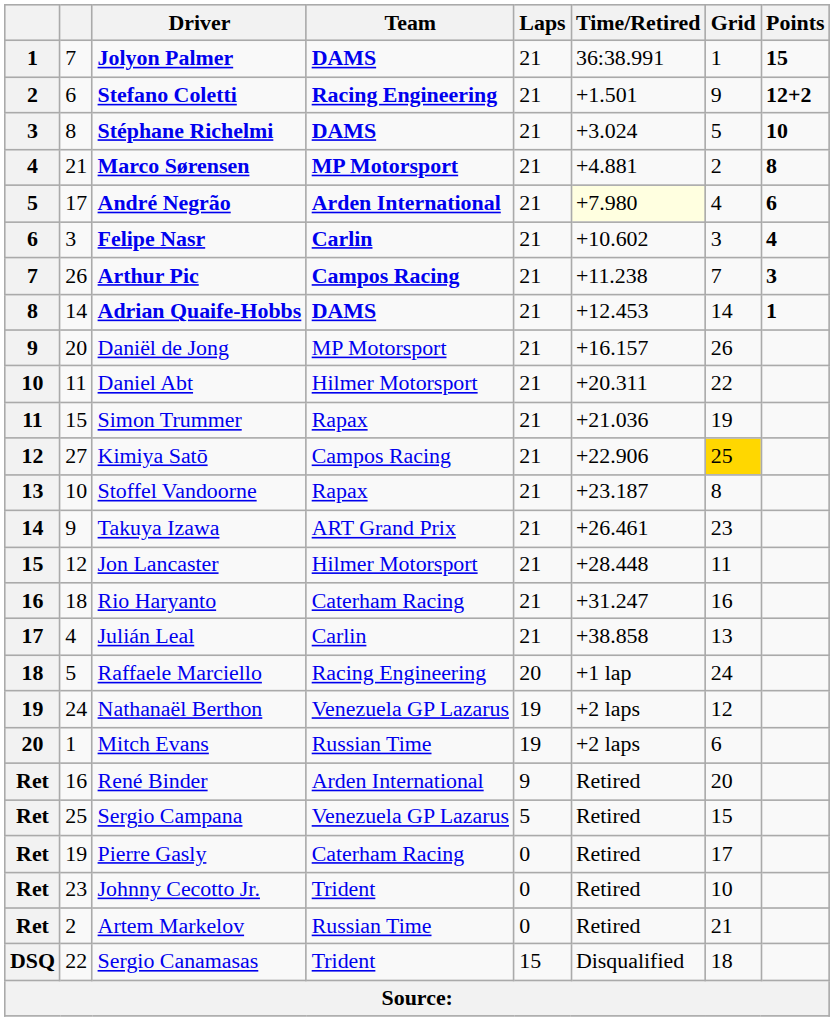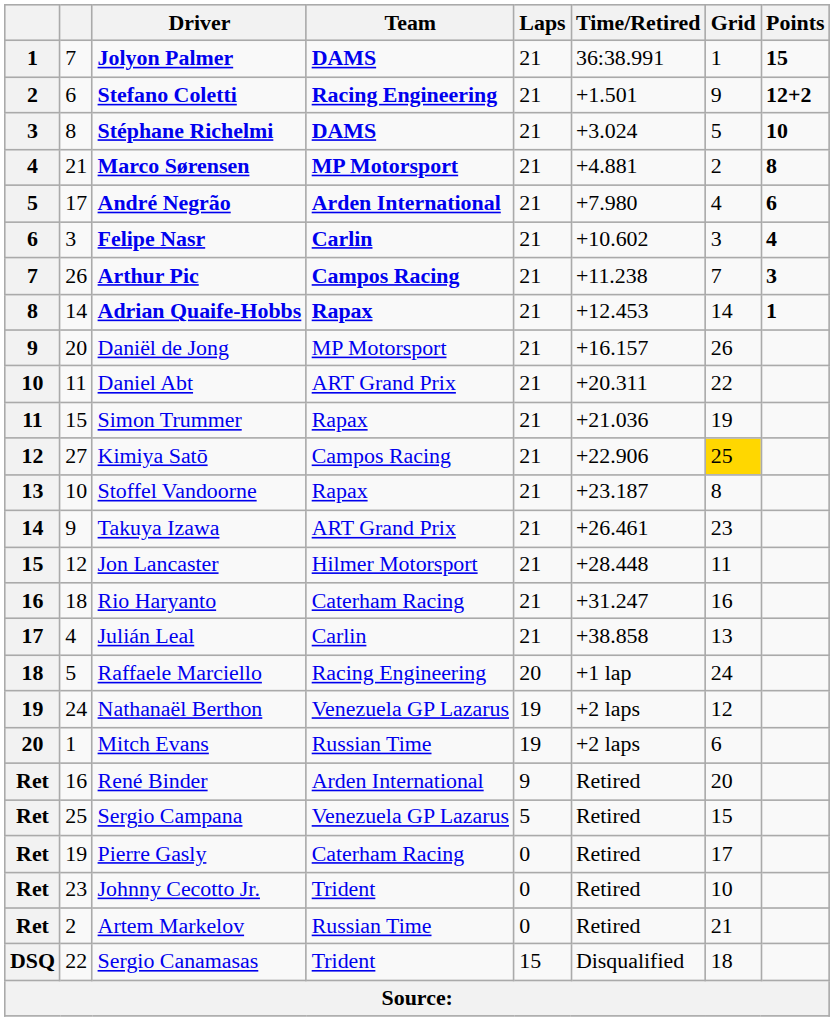(607, 202) lightyellow background -> (607, 202) no background
(344, 311) DAMS -> (342, 311) Rapax
(395, 383) Hilmer Motorsport -> (384, 383) ART Grand Prix
